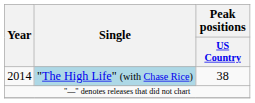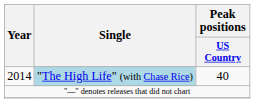(223, 76) 38 -> (223, 76) 40
